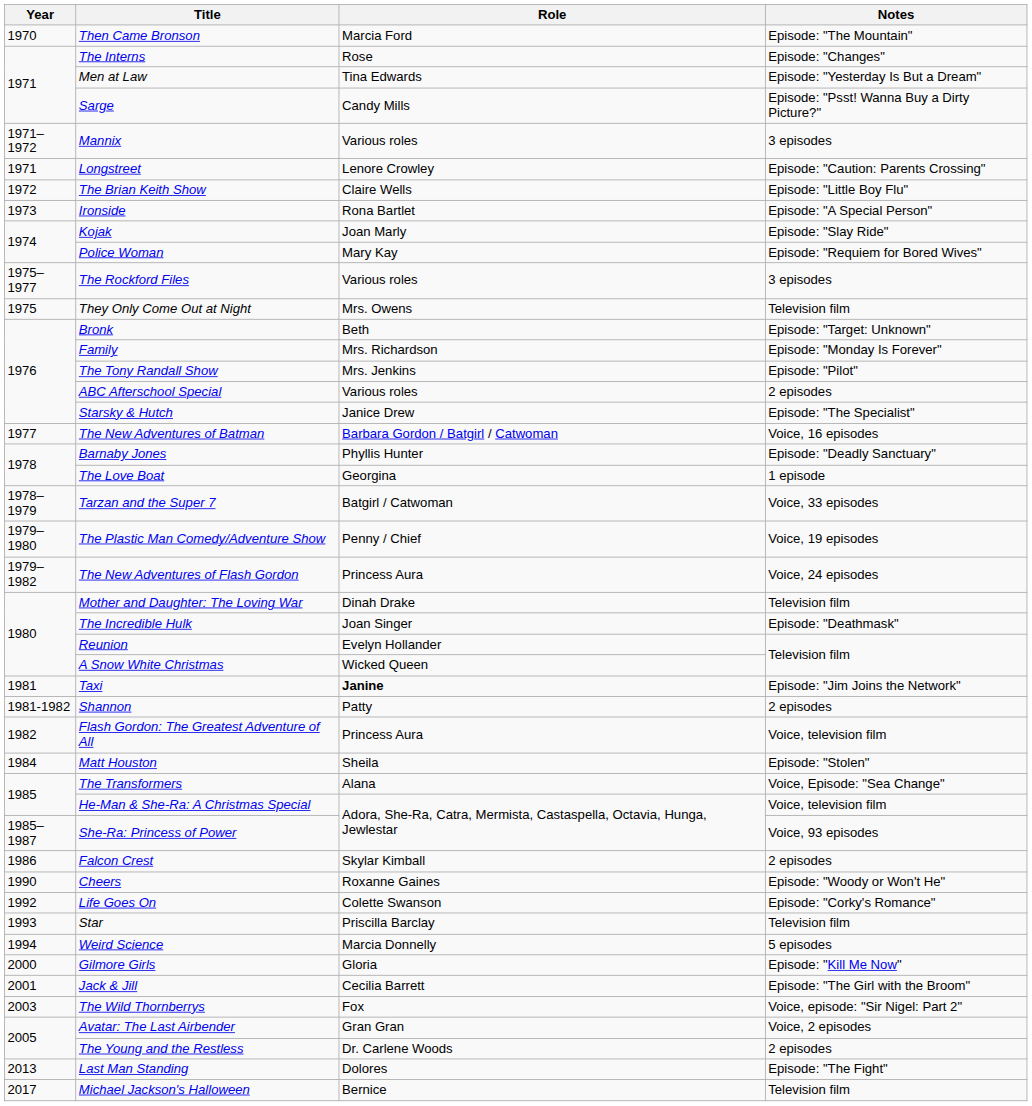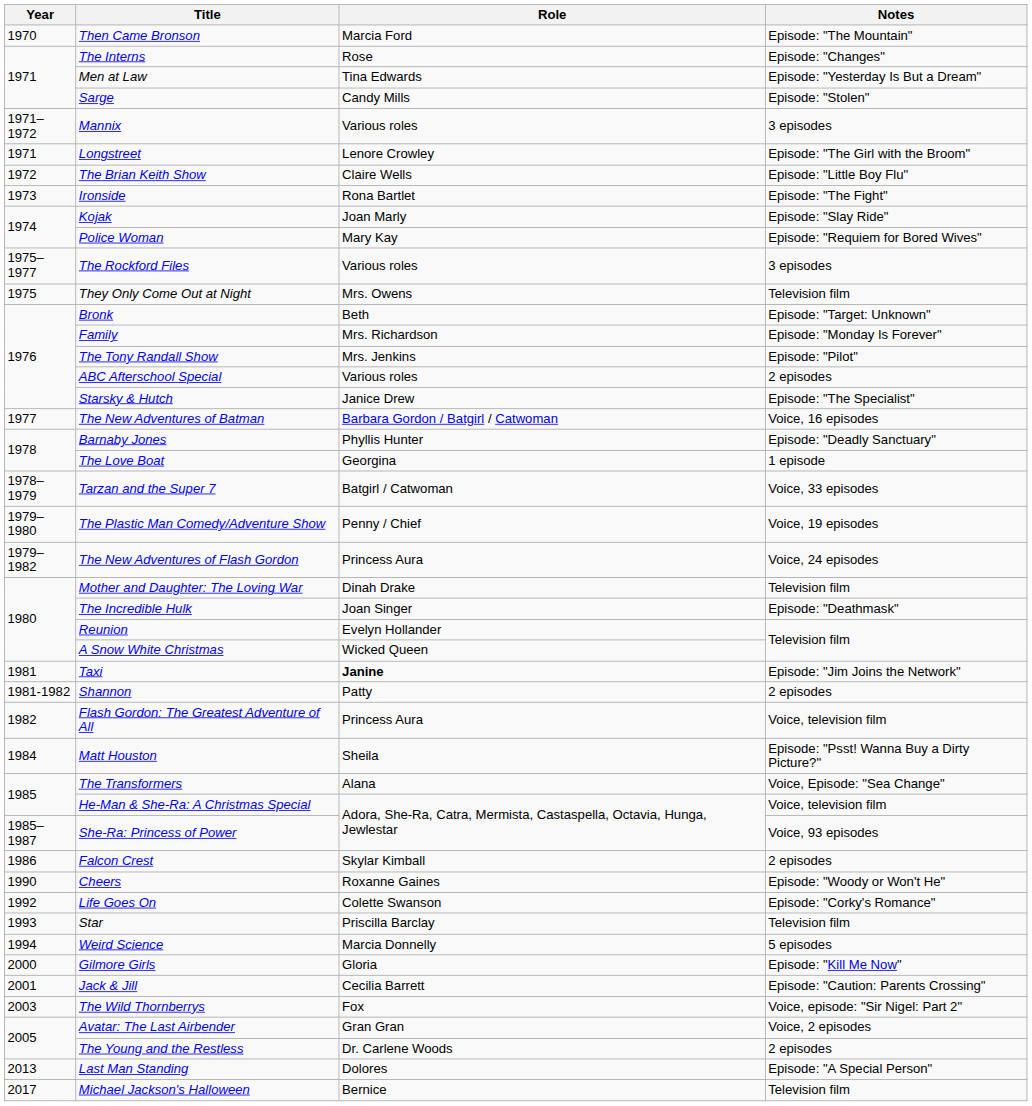(869, 105) Episode: "Psst! Wanna Buy a Dirty Picture?" -> (819, 98) Episode: "Stolen"
(877, 169) Episode: "Caution: Parents Crossing" -> (869, 154) Episode: "The Girl with the Broom"
(850, 210) Episode: "A Special Person" -> (828, 196) Episode: "The Fight"
(819, 763) Episode: "Stolen" -> (869, 755) Episode: "Psst! Wanna Buy a Dirty Picture?"
(869, 986) Episode: "The Girl with the Broom" -> (877, 986) Episode: "Caution: Parents Crossing"
(828, 1069) Episode: "The Fight" -> (850, 1069) Episode: "A Special Person"
